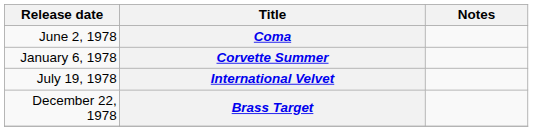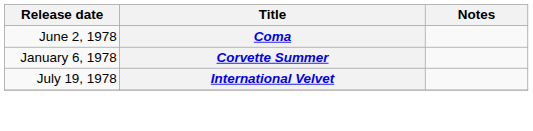- row: (273, 107)
